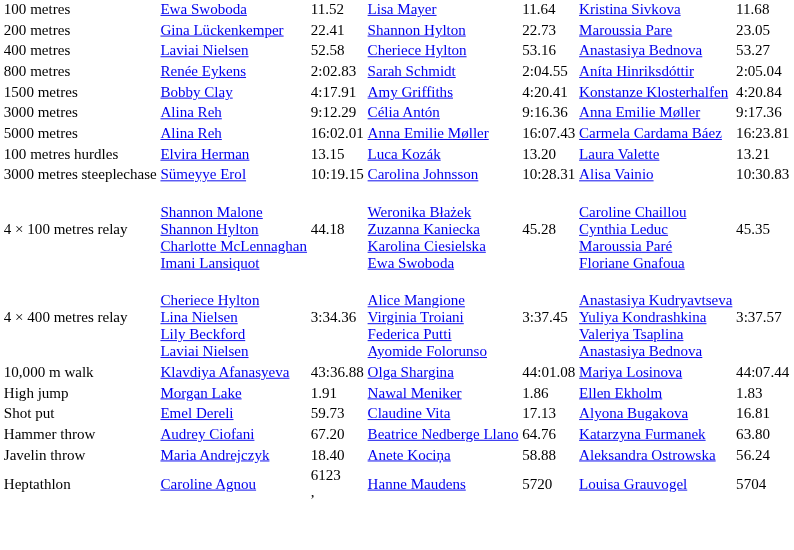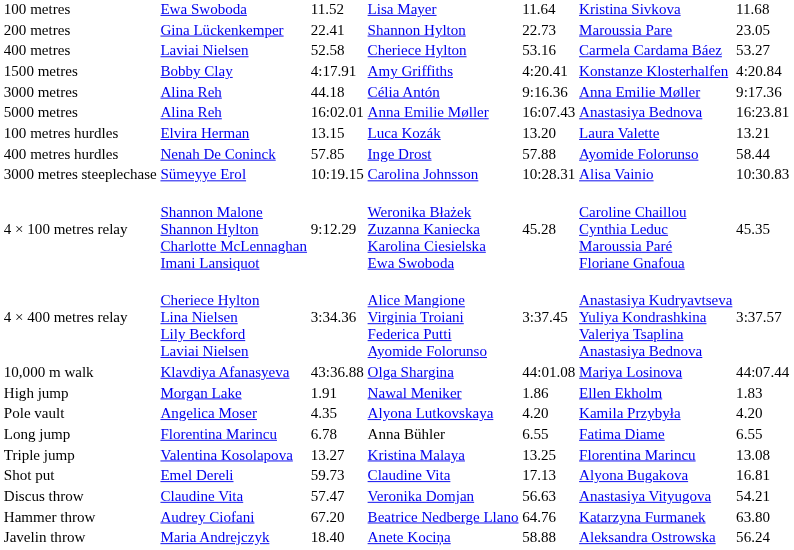(641, 50) Anastasiya Bednova -> (650, 50) Carmela Cardama Báez
- row: (37, 71)
(334, 112) 9:12.29 -> (328, 92) 44.18
(650, 133) Carmela Cardama Báez -> (641, 112) Anastasiya Bednova
+ row: (61, 154)
(328, 229) 44.18 -> (334, 229) 9:12.29
+ row: (34, 413)
+ row: (37, 434)
+ row: (39, 454)
+ row: (44, 496)
- row: (37, 484)
